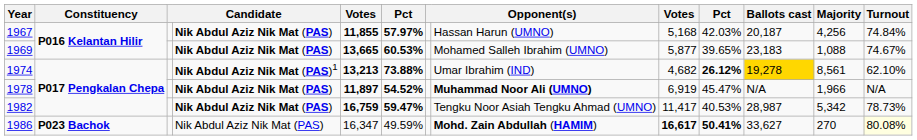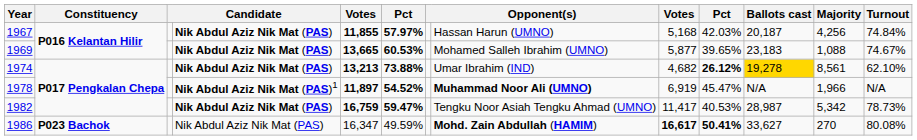(256, 70) Nik Abdul Aziz Nik Mat (PAS)1 -> (254, 68) Nik Abdul Aziz Nik Mat (PAS)
(254, 89) Nik Abdul Aziz Nik Mat (PAS) -> (256, 88) Nik Abdul Aziz Nik Mat (PAS)1
(886, 126) lightyellow background -> (886, 126) no background
